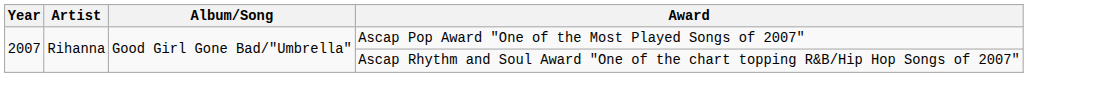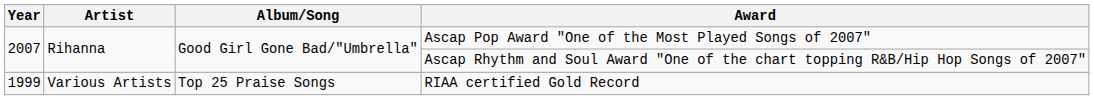+ row: (532, 83)
